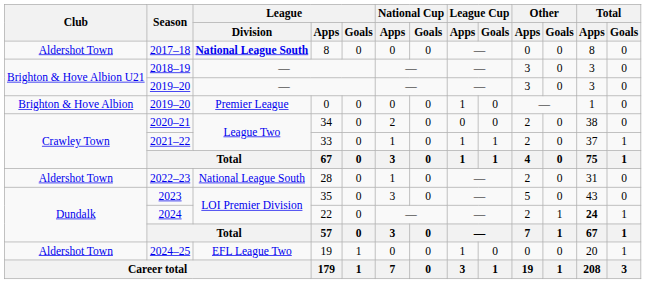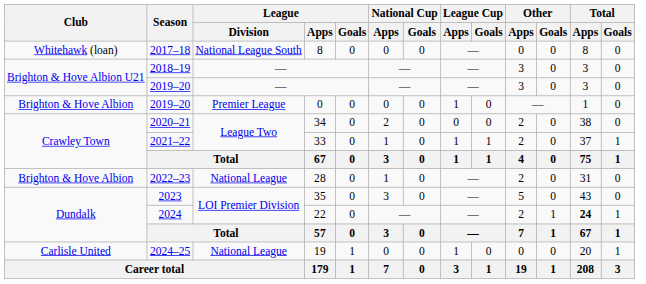(76, 50) Aldershot Town -> (76, 50) Whitehawk (loan)
(252, 50) bold -> (249, 50) normal
(76, 178) Aldershot Town -> (76, 178) Brighton & Hove Albion
(252, 178) National League South -> (249, 178) National League
(76, 251) Aldershot Town -> (76, 251) Carlisle United
(252, 251) EFL League Two -> (249, 251) National League
